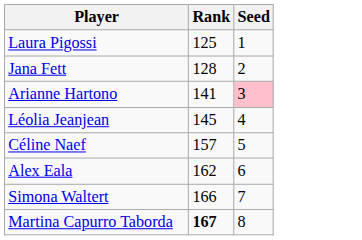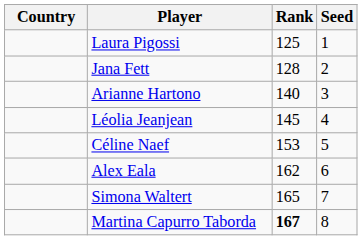+ column: (46, 17)
(205, 94) 141 -> (288, 94) 140
(242, 94) pink background -> (325, 94) no background
(205, 145) 157 -> (288, 145) 153
(205, 196) 166 -> (288, 196) 165
